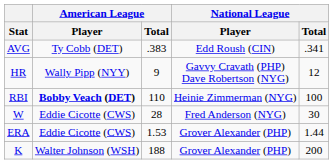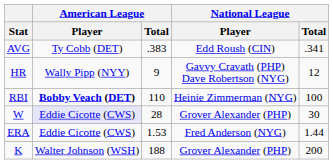(87, 114) no background -> (87, 114) lavender background
(235, 114) Fred Anderson (NYG) -> (235, 114) Grover Alexander (PHP)
(235, 132) Grover Alexander (PHP) -> (235, 132) Fred Anderson (NYG)
